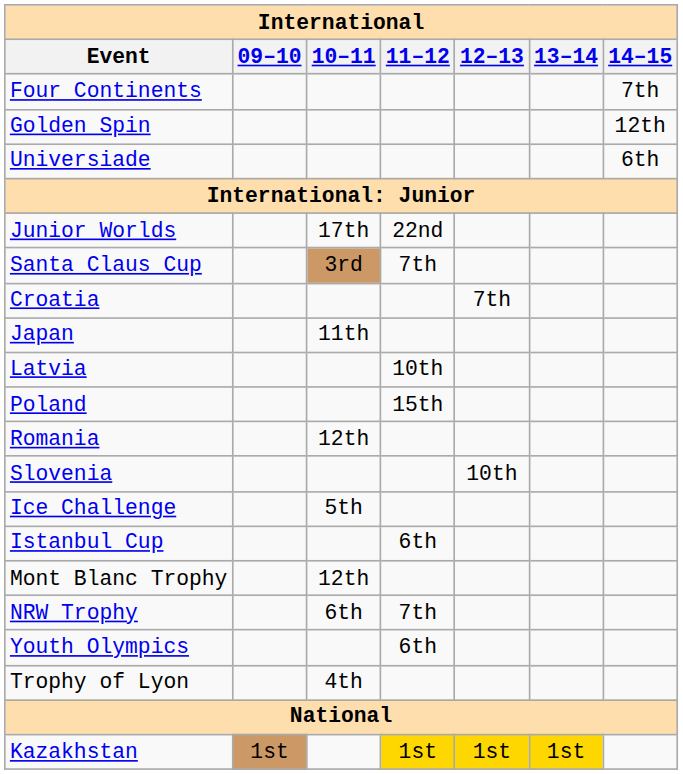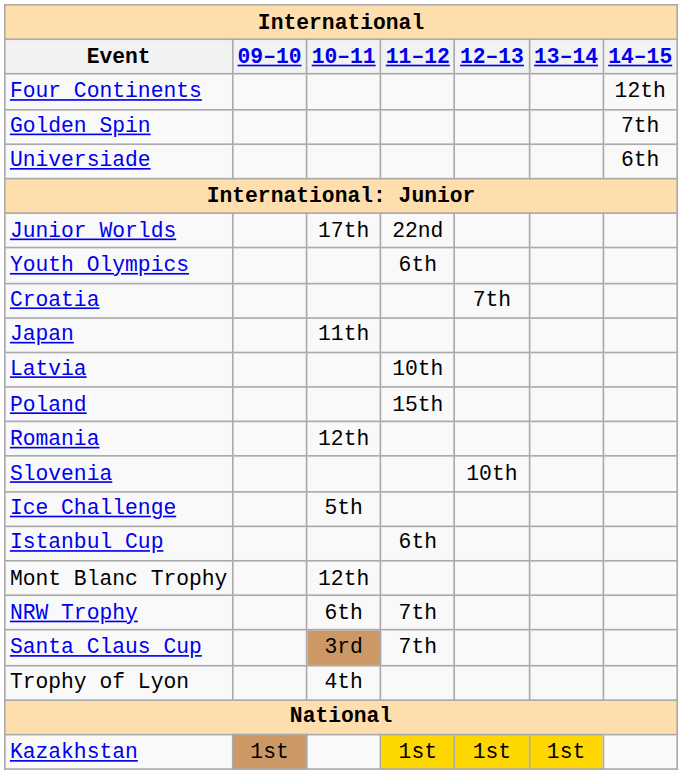(640, 92) 7th -> (640, 92) 12th
(640, 126) 12th -> (640, 126) 7th
rows swapped: (99, 648) <-> (106, 265)
